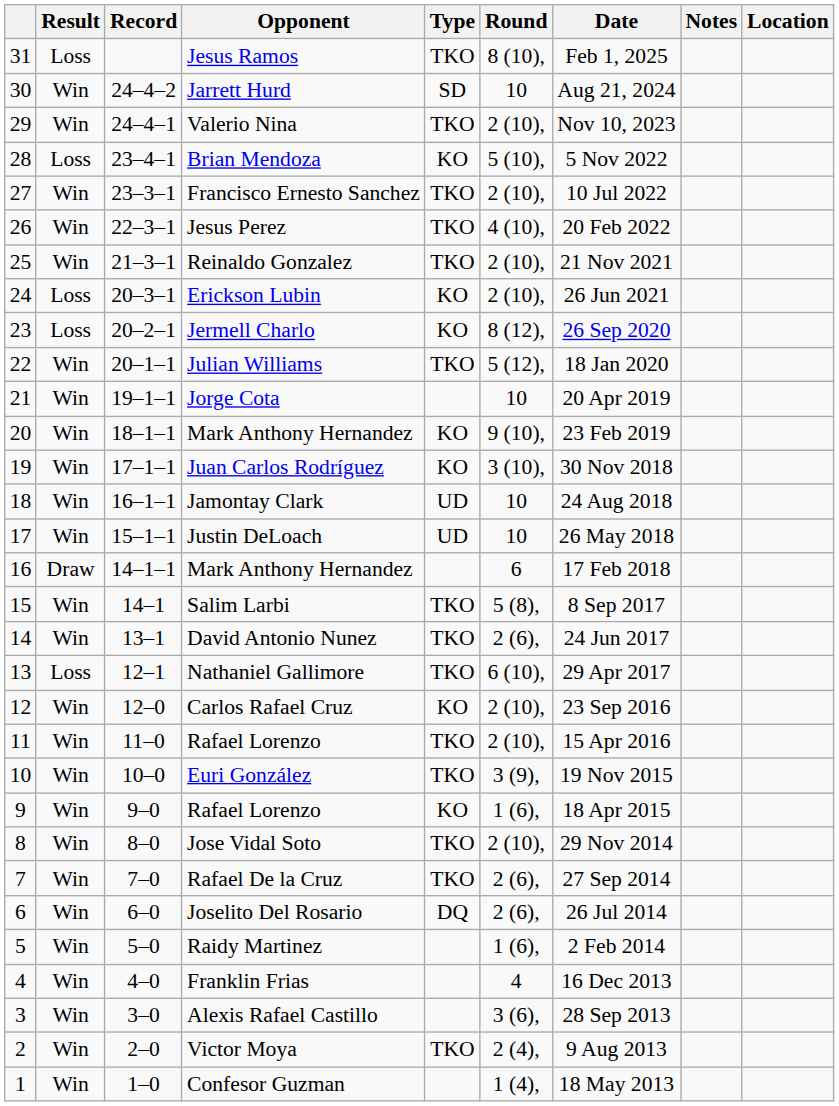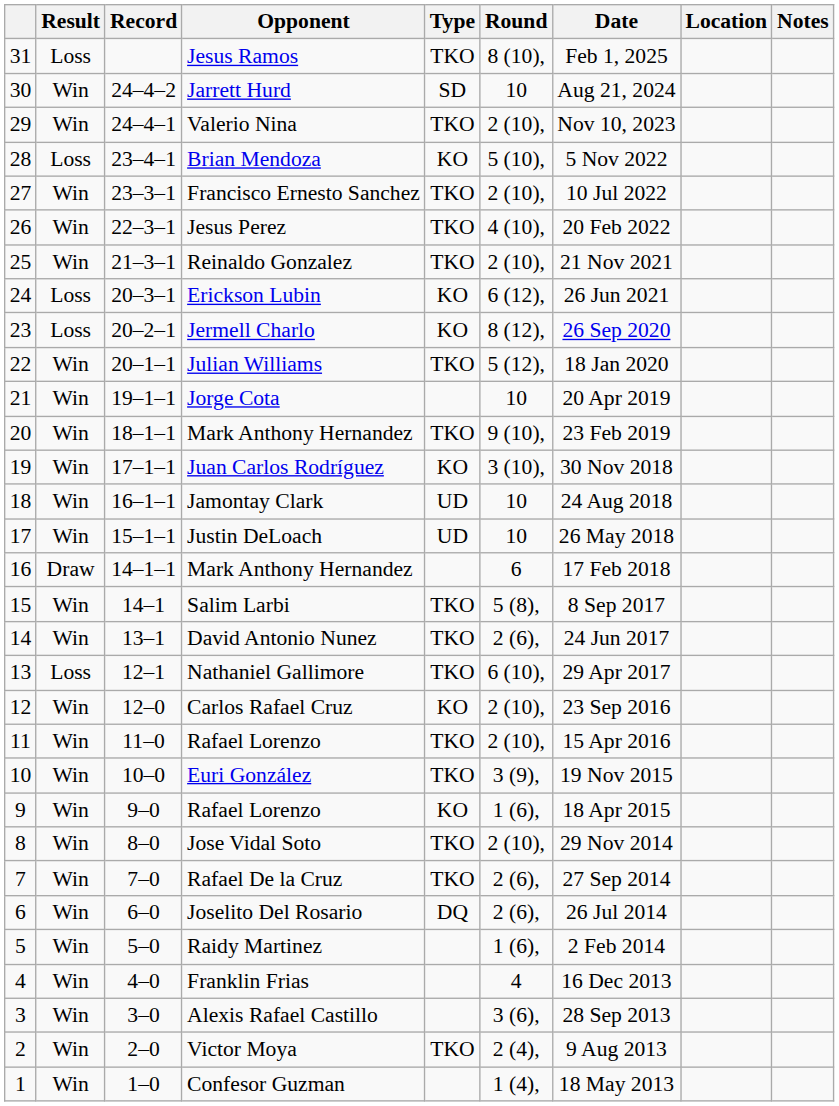columns swapped: (788, 21) <-> (711, 21)
(516, 295) 2 (10), -> (516, 295) 6 (12),
(452, 432) KO -> (452, 432) TKO
